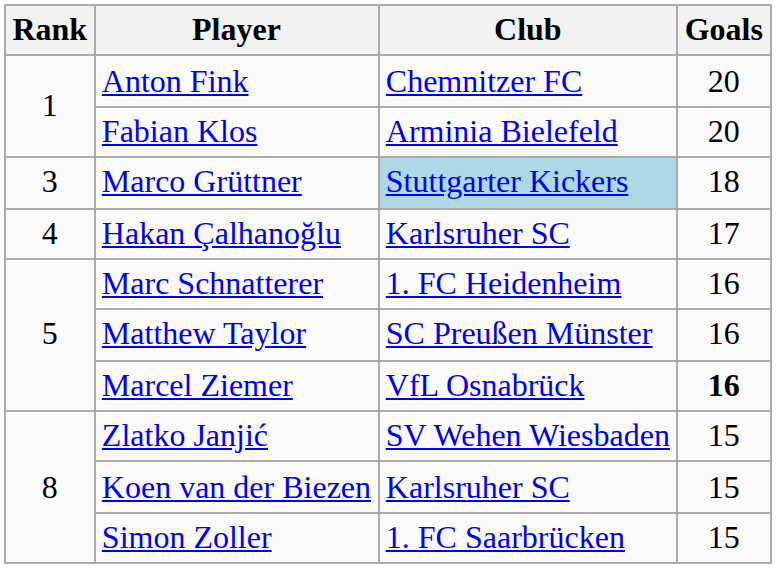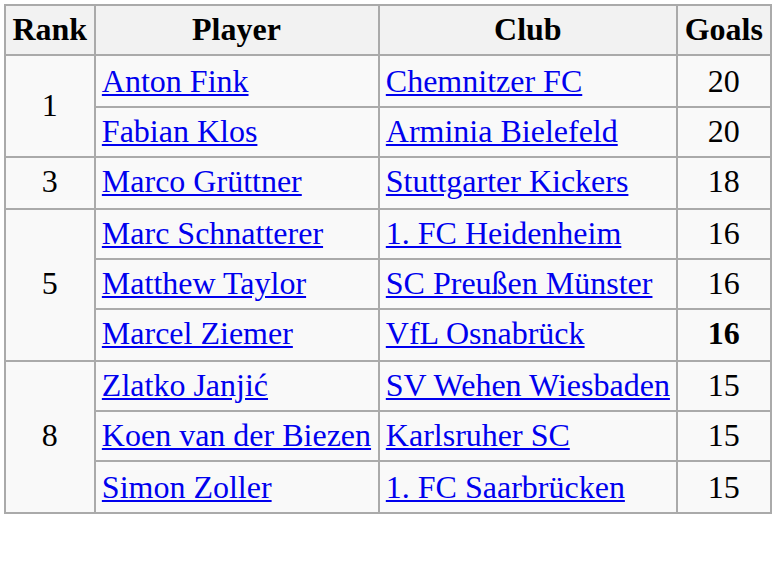(507, 182) lightblue background -> (507, 182) no background
- row: (221, 232)
